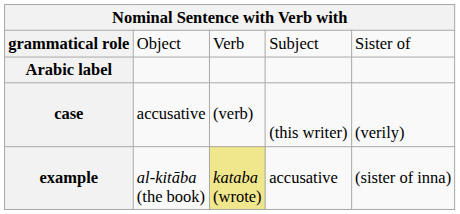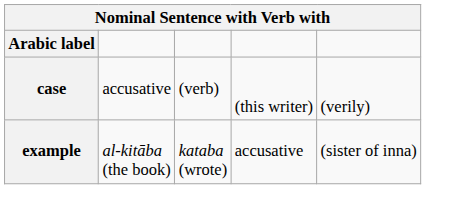- row: (69, 43)
(237, 187) khaki background -> (203, 160) no background
